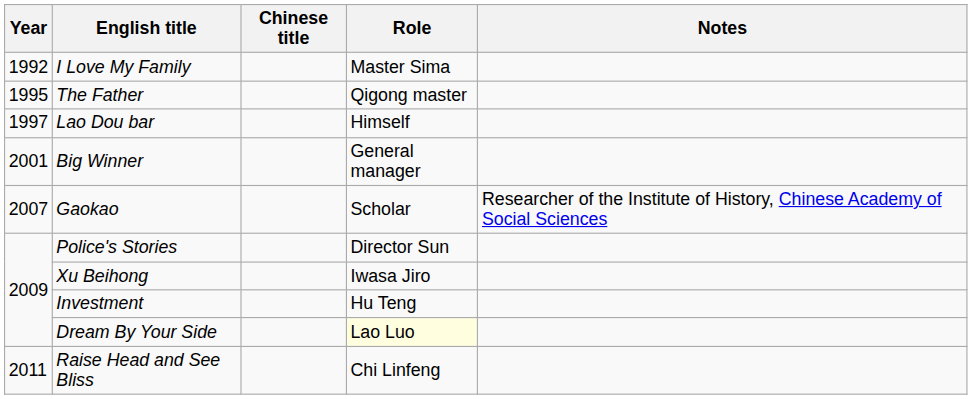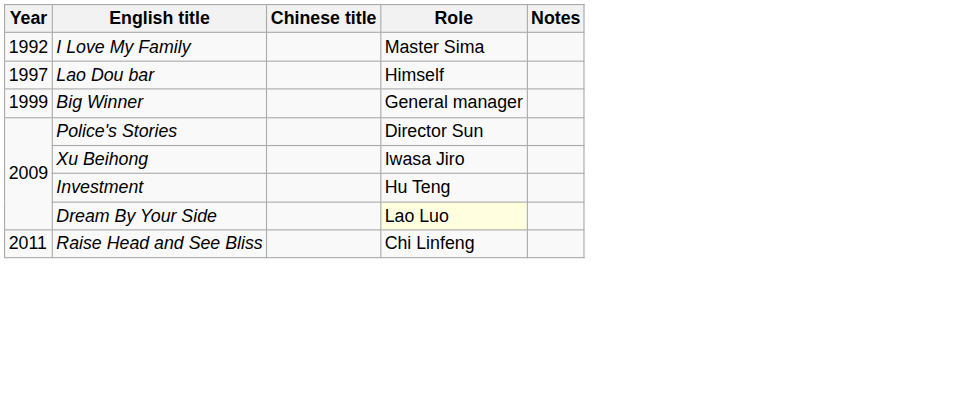- row: (100, 94)
(28, 161) 2001 -> (28, 103) 1999
- row: (87, 209)
